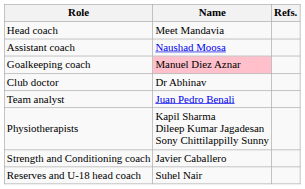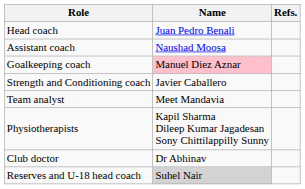(190, 30) Meet Mandavia -> (195, 30) Juan Pedro Benali
rows swapped: (79, 158) <-> (33, 82)
(195, 99) Juan Pedro Benali -> (190, 99) Meet Mandavia
(179, 175) no background -> (179, 175) lightgrey background
